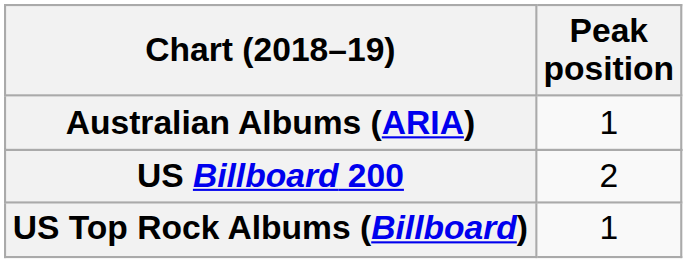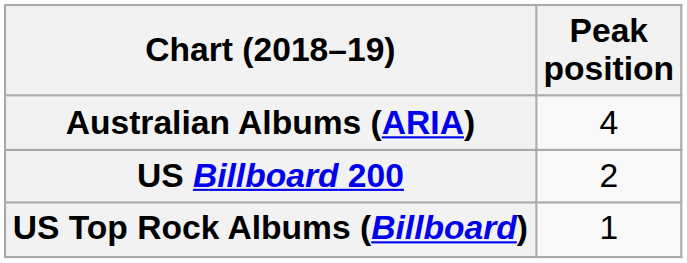(609, 122) 1 -> (609, 122) 4
